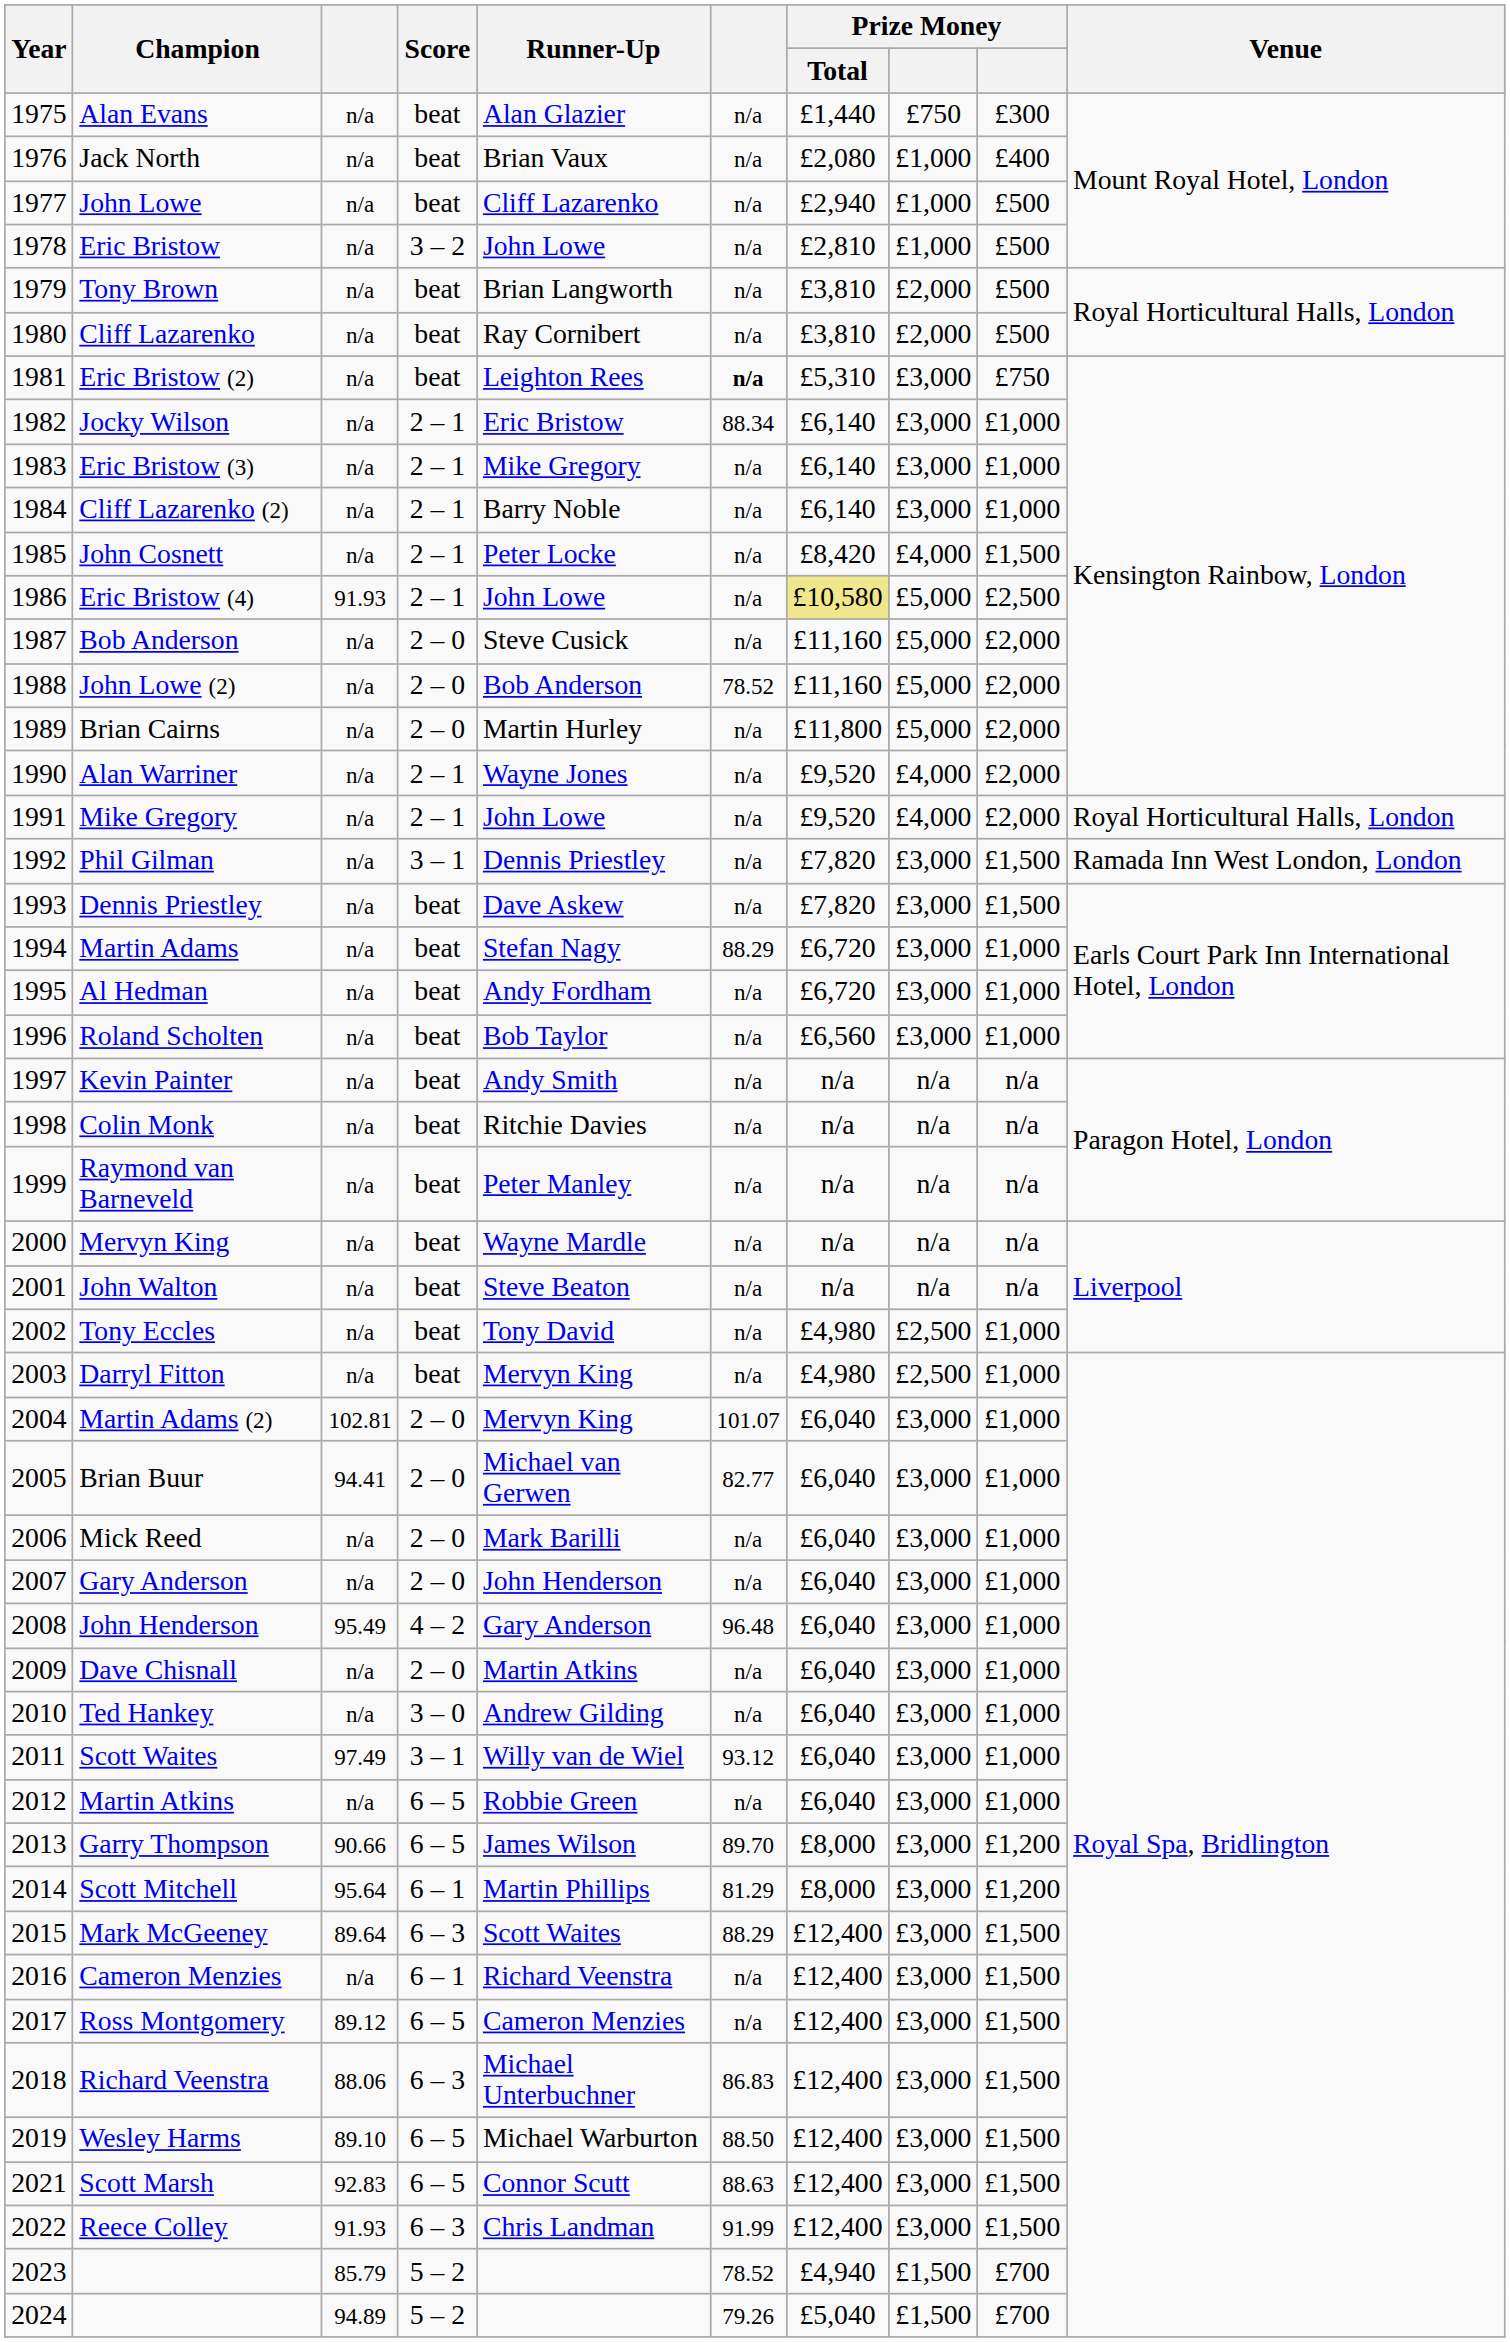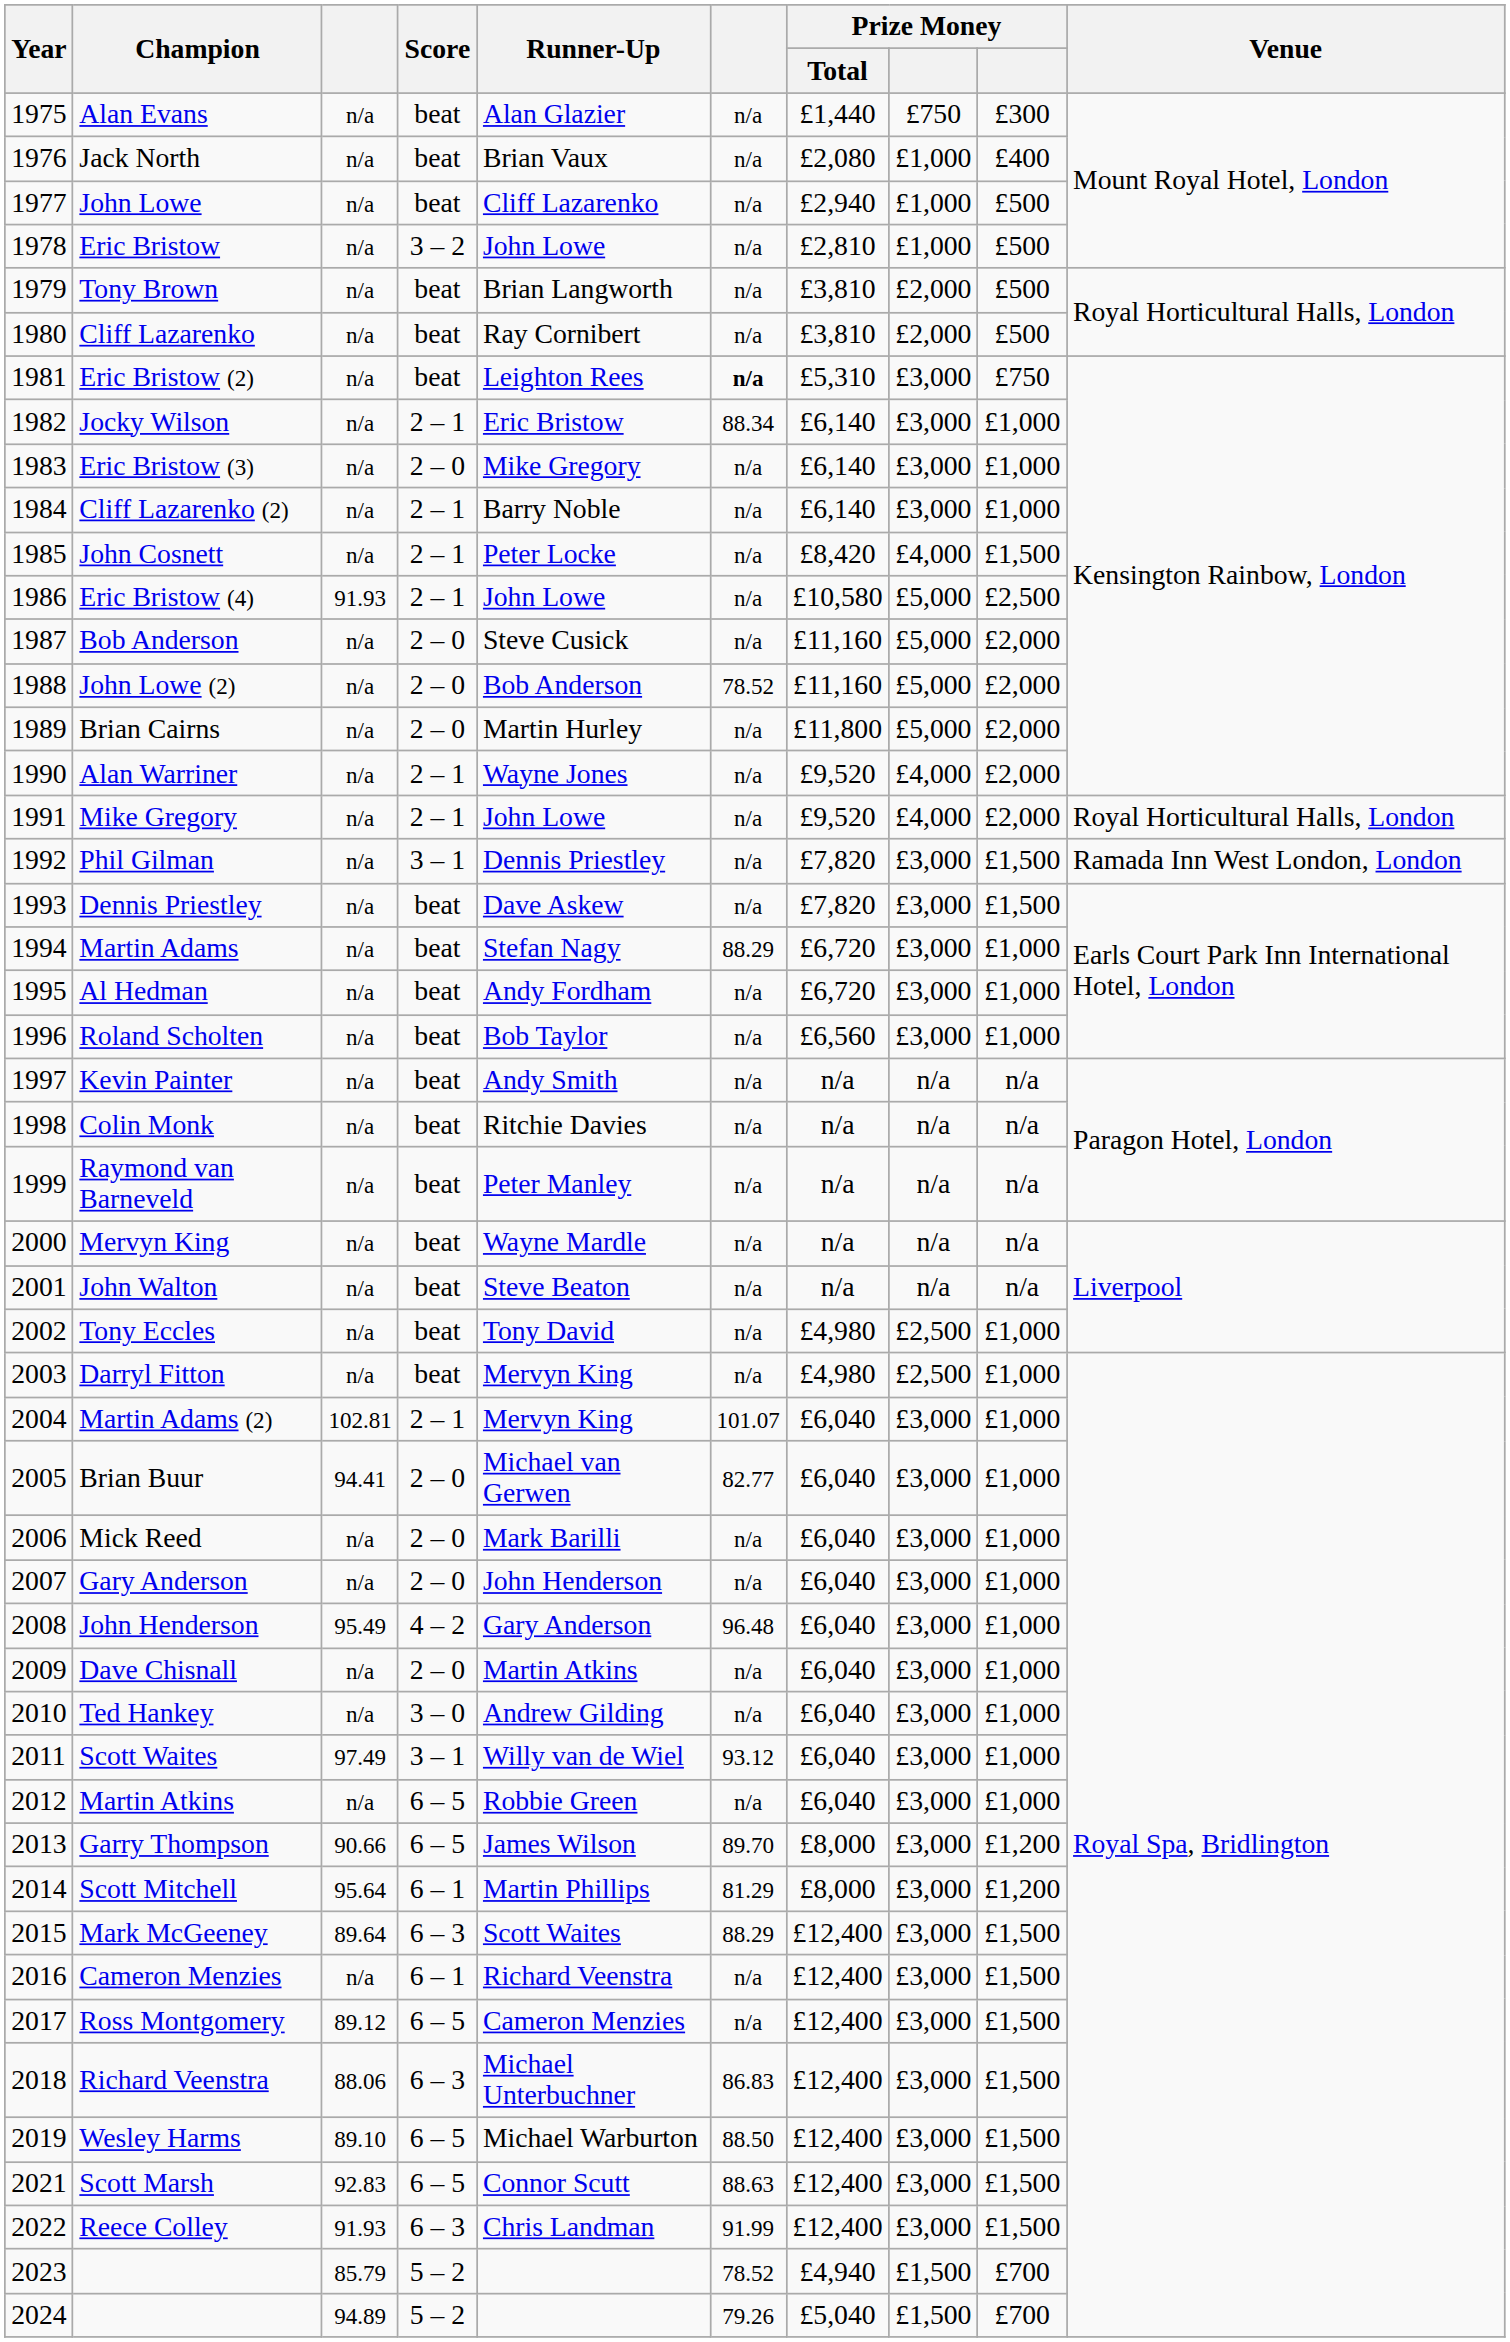(437, 465) 2 – 1 -> (437, 465) 2 – 0
(838, 597) khaki background -> (838, 597) no background
(437, 1418) 2 – 0 -> (437, 1418) 2 – 1
